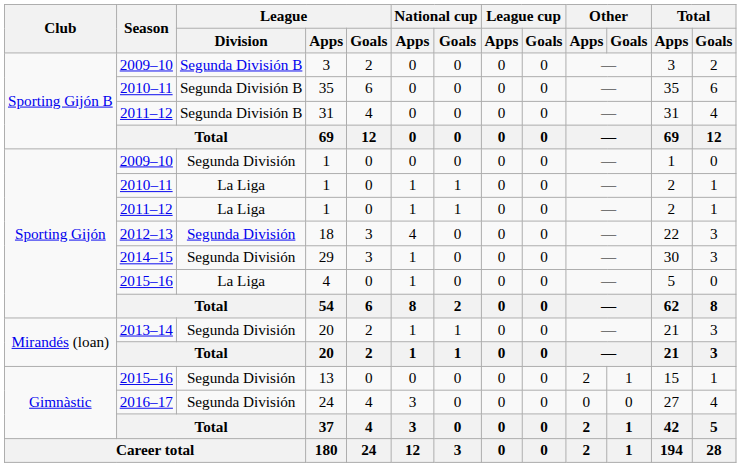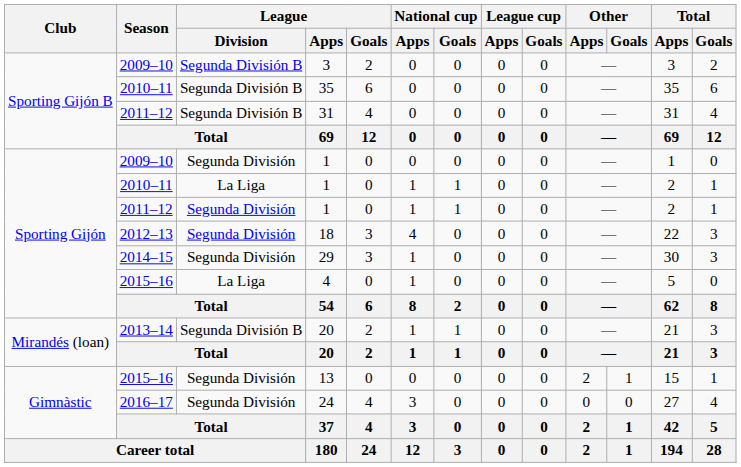(241, 209) La Liga -> (241, 209) Segunda División
(241, 329) Segunda División -> (241, 329) Segunda División B
